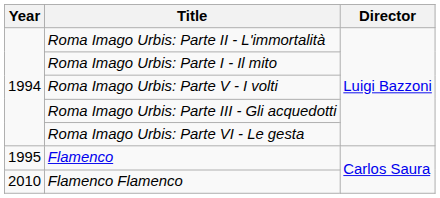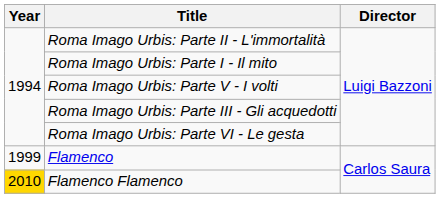(24, 157) 1995 -> (24, 157) 1999
(24, 181) no background -> (24, 181) gold background
